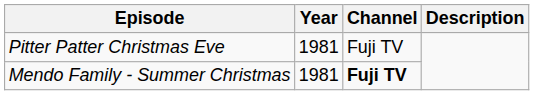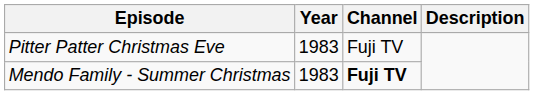(319, 47) 1981 -> (319, 47) 1983
(319, 75) 1981 -> (319, 75) 1983
